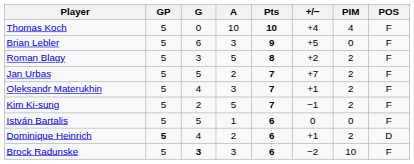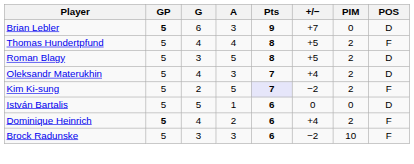- row: (37, 27)
(164, 43) normal -> (164, 27) bold
(313, 43) +5 -> (313, 27) +7
(389, 43) F -> (389, 27) D
+ row: (55, 43)
(313, 58) +2 -> (313, 58) +5
(389, 58) F -> (389, 58) D
- row: (29, 74)
(313, 89) +1 -> (313, 74) +4
(389, 89) F -> (389, 74) D
(272, 105) no background -> (272, 89) lavender background
(313, 105) −1 -> (313, 89) −2
(389, 120) F -> (389, 105) D
(313, 136) +1 -> (313, 120) +4
(389, 136) D -> (389, 120) F
(199, 151) bold -> (199, 136) normal
